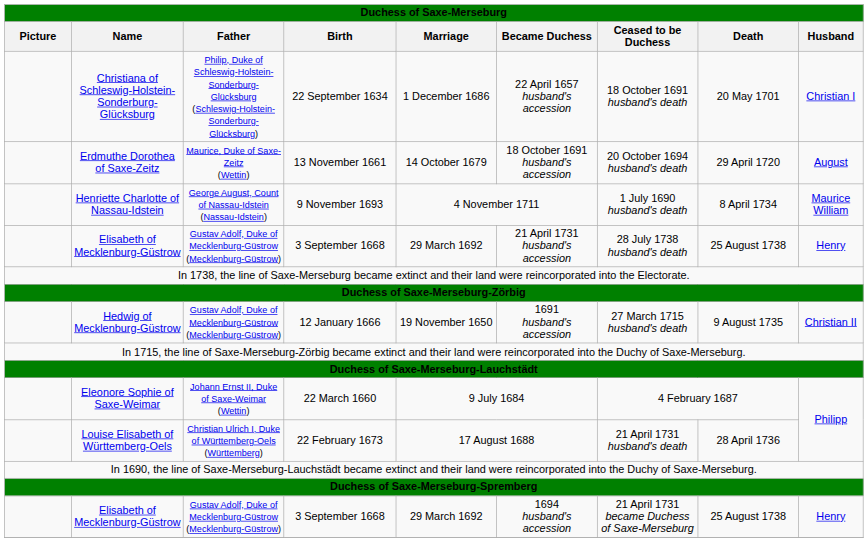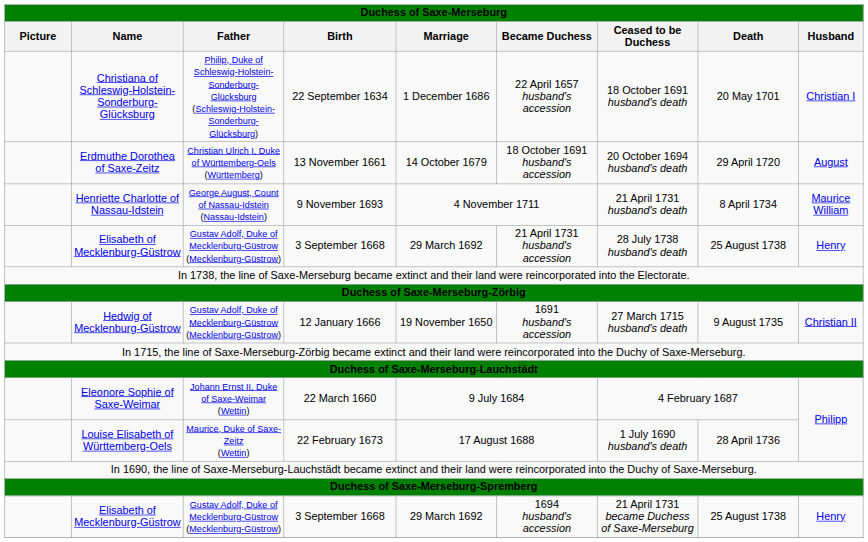(234, 163) Maurice, Duke of Saxe-Zeitz (Wettin) -> (234, 163) Christian Ulrich I, Duke of Württemberg-Oels (Württemberg)
(648, 204) 1 July 1690 husband's death -> (648, 204) 21 April 1731 husband's death
(234, 441) Christian Ulrich I, Duke of Württemberg-Oels (Württemberg) -> (234, 441) Maurice, Duke of Saxe-Zeitz (Wettin)
(648, 440) 21 April 1731 husband's death -> (648, 440) 1 July 1690 husband's death
